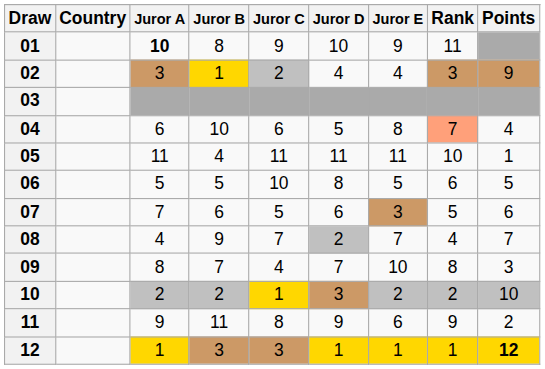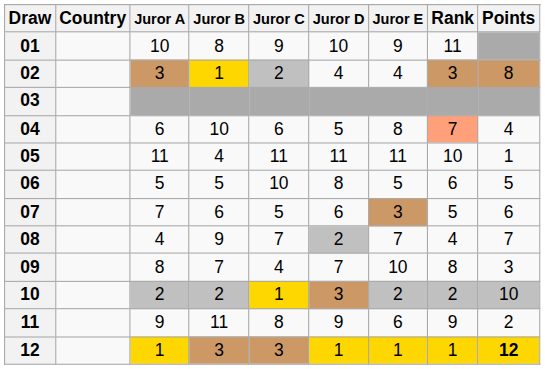(160, 45) bold -> (160, 45) normal
(509, 73) 9 -> (509, 73) 8
